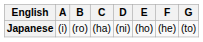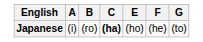- column: (123, 12)
(102, 28) normal -> (111, 28) bold
